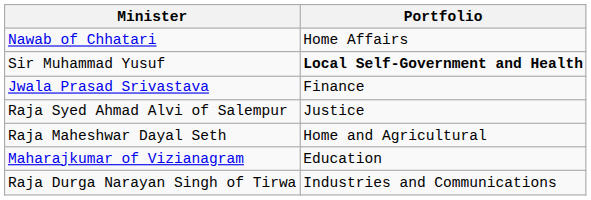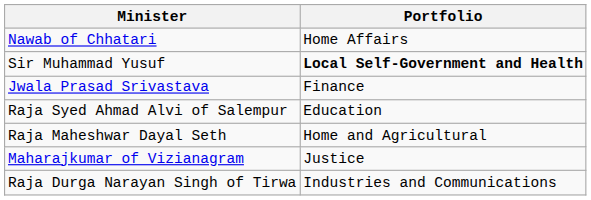(334, 111) Justice -> (343, 111) Education
(343, 159) Education -> (334, 159) Justice
